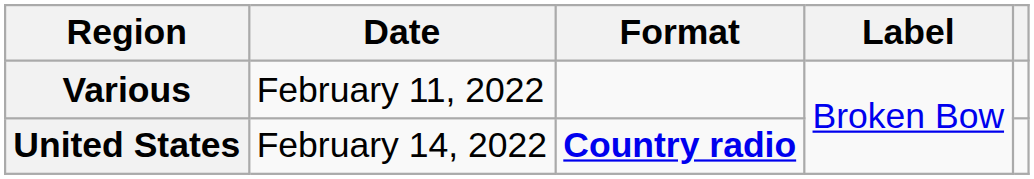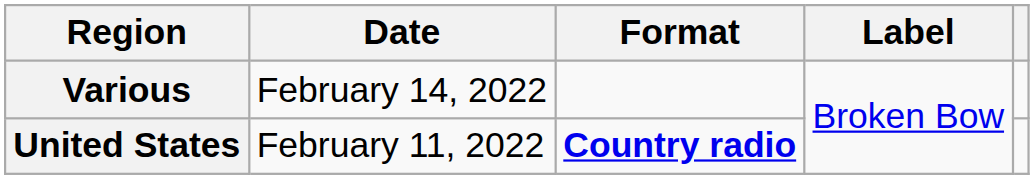(400, 88) February 11, 2022 -> (402, 88) February 14, 2022
(402, 145) February 14, 2022 -> (400, 145) February 11, 2022
